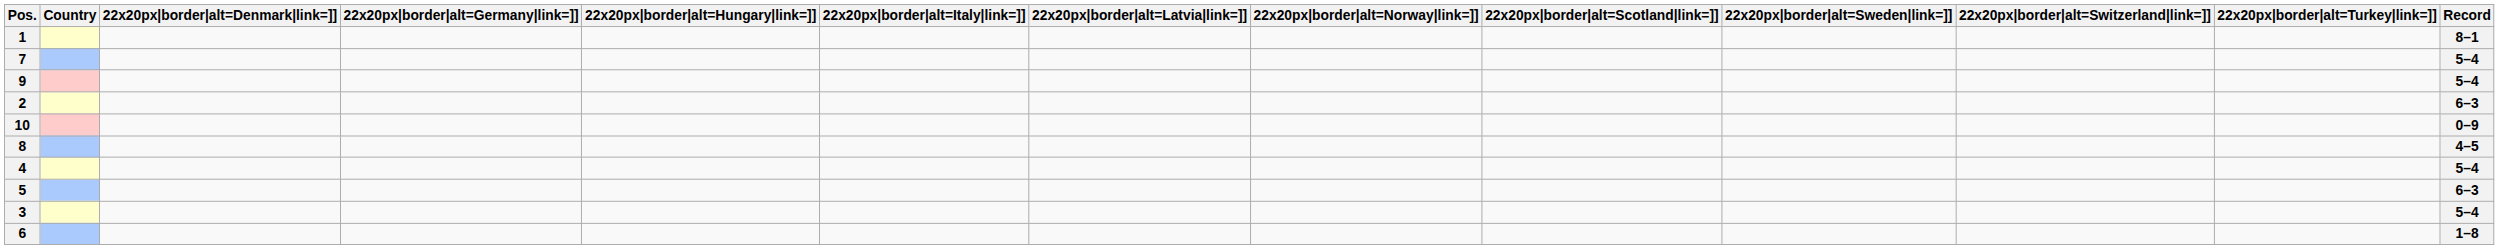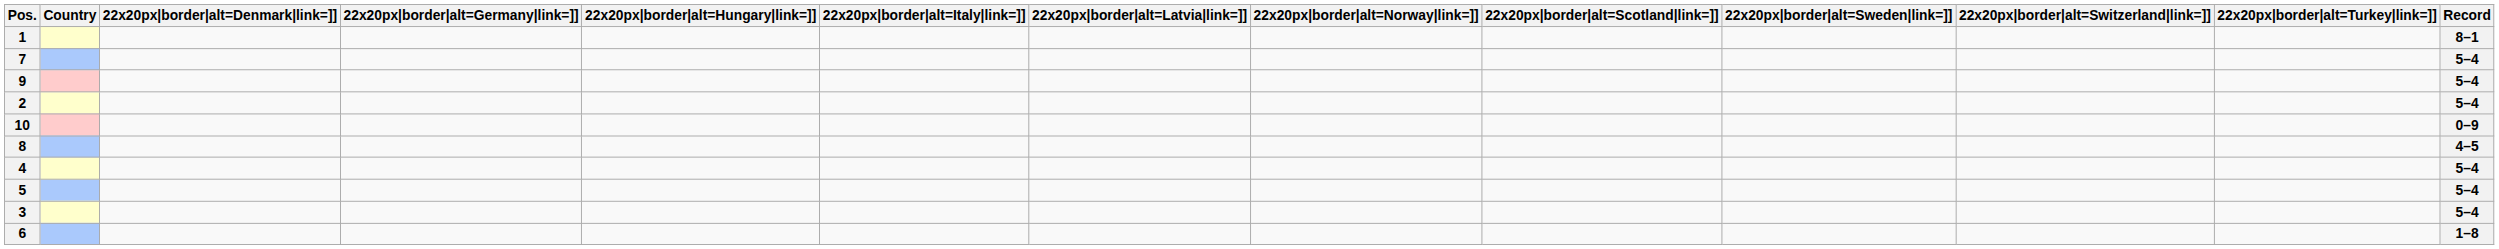(2467, 103) 6–3 -> (2467, 103) 5–4
(2467, 191) 6–3 -> (2467, 191) 5–4
